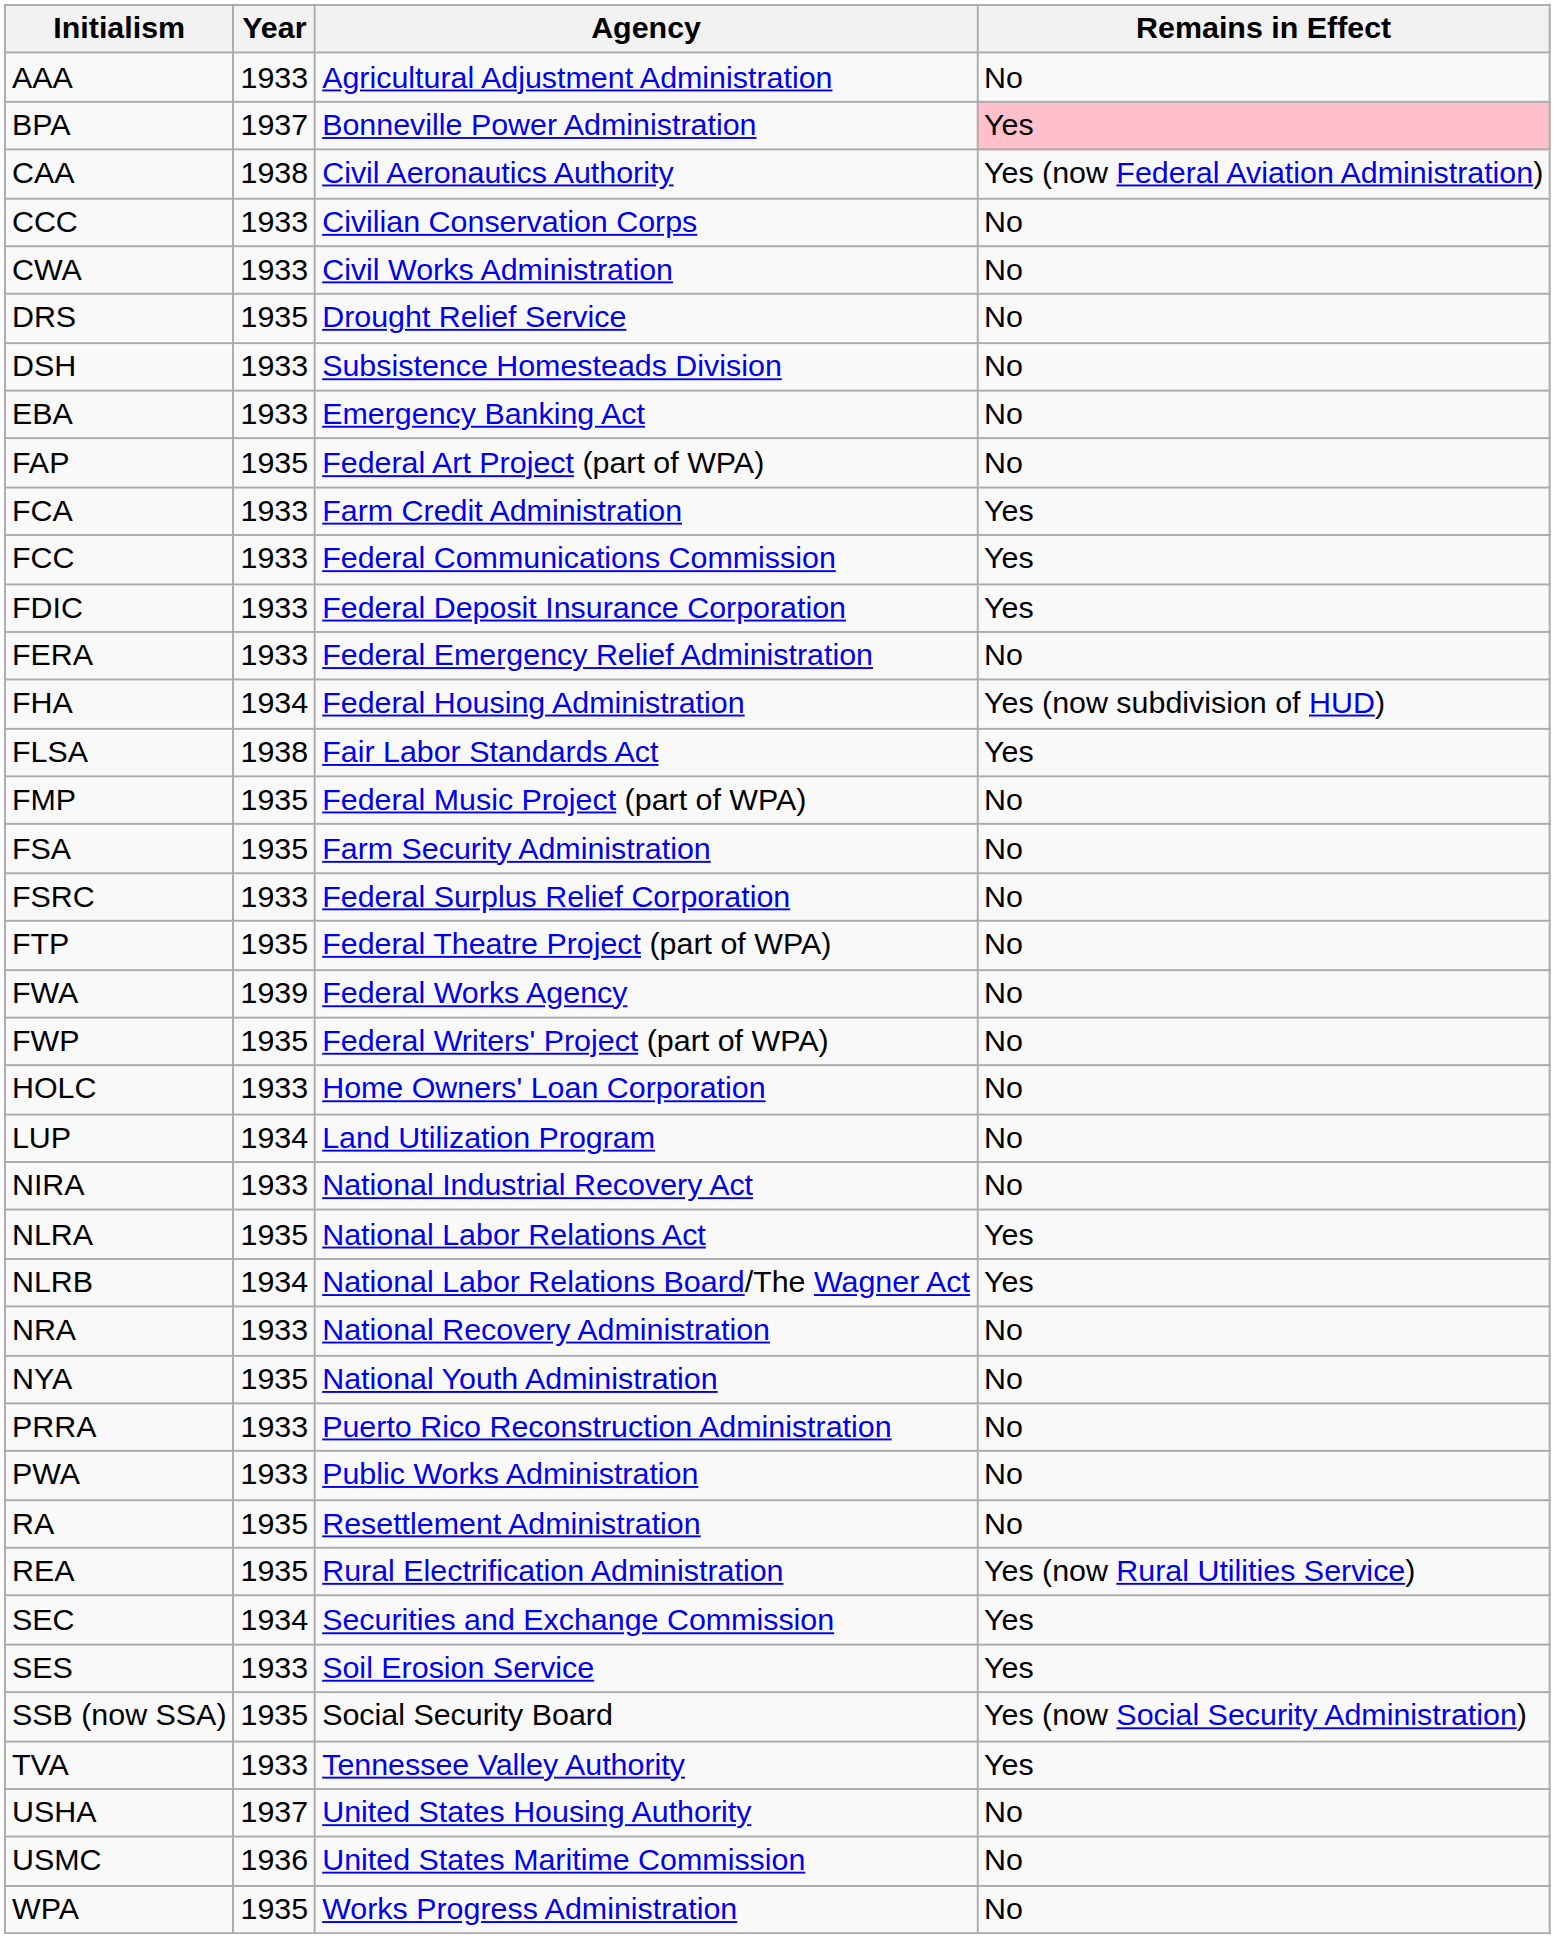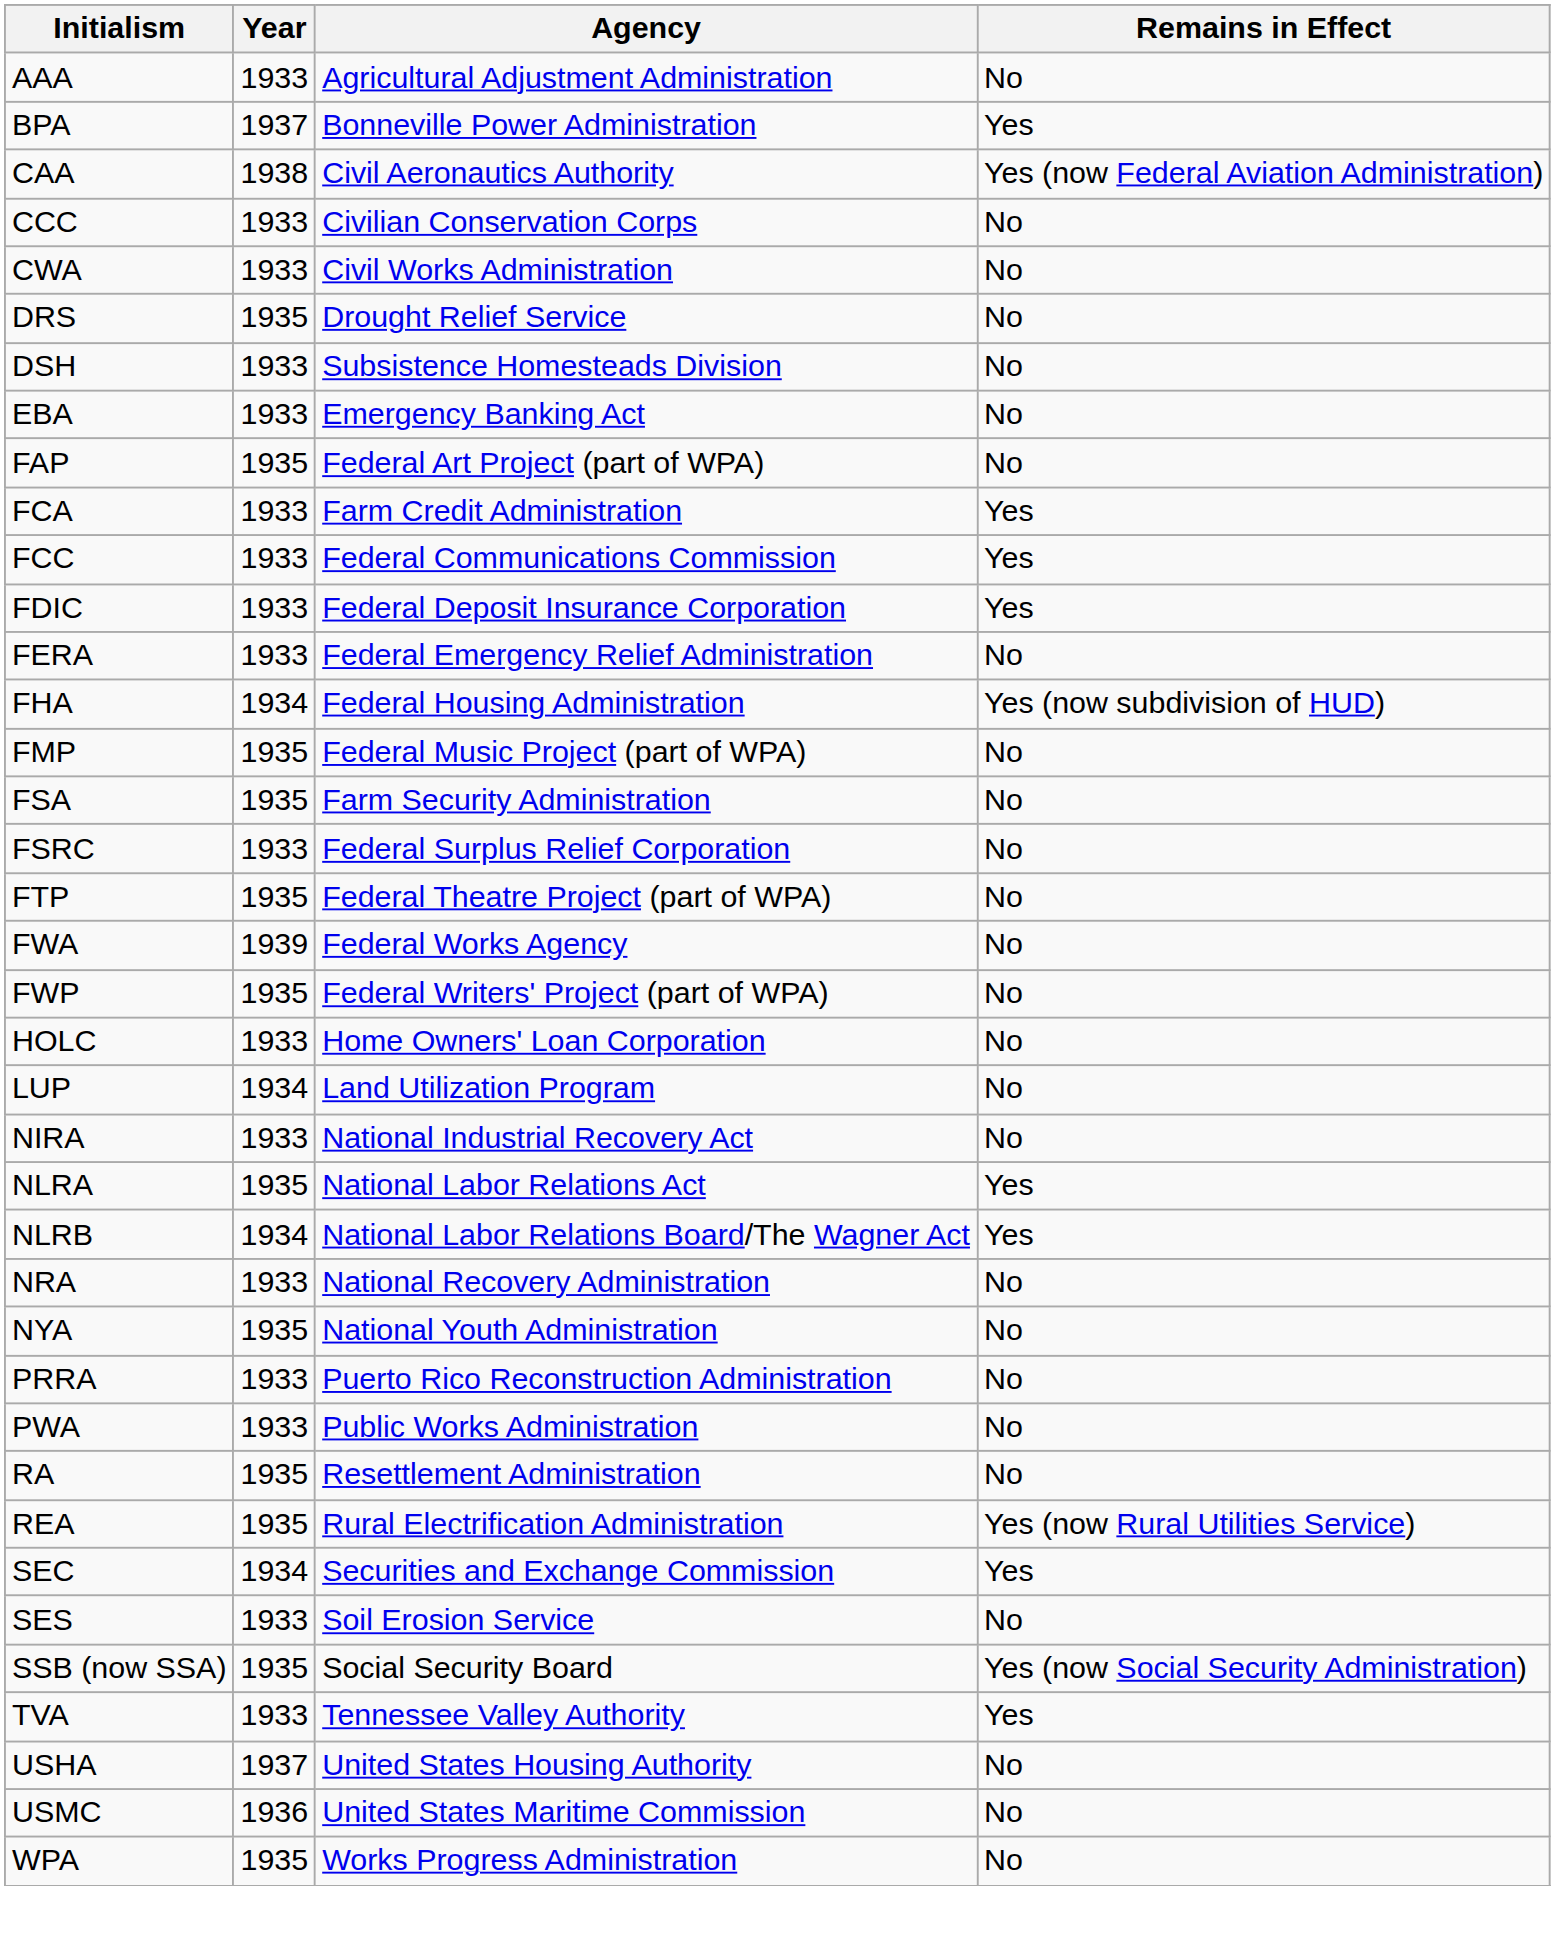(1009, 125) pink background -> (1009, 125) no background
- row: (50, 751)
(1009, 1667) Yes -> (1003, 1619) No
